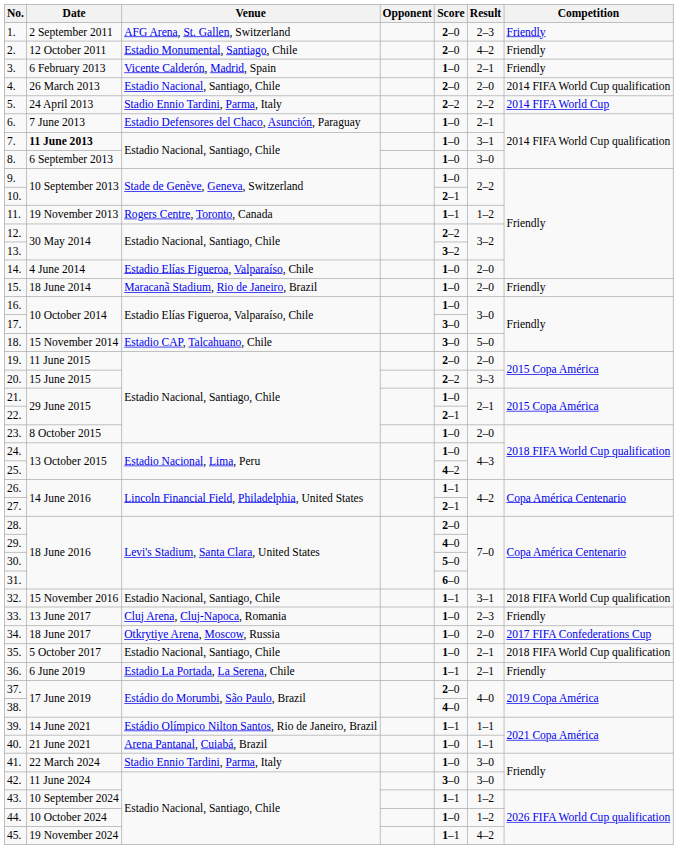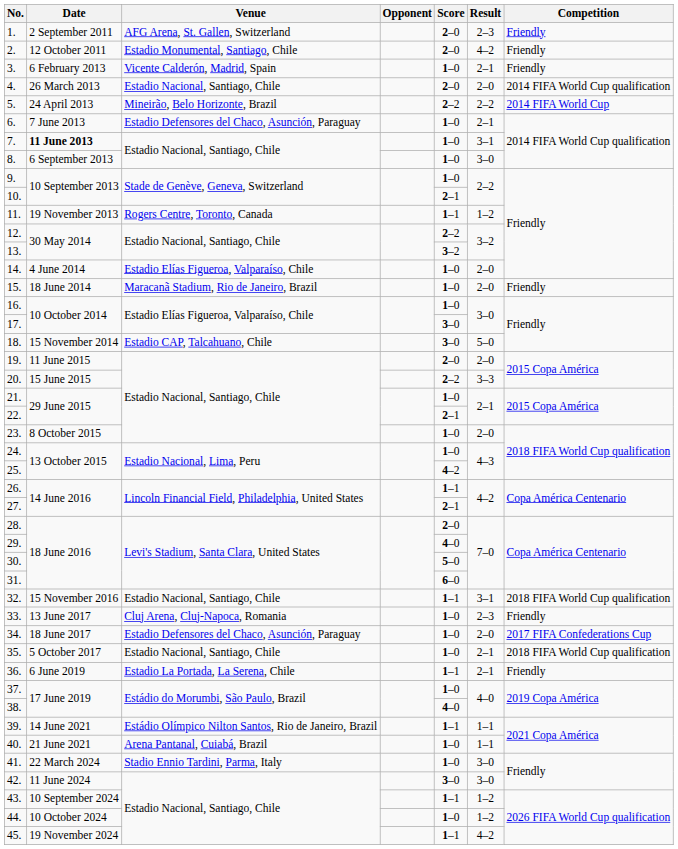(203, 104) Stadio Ennio Tardini, Parma, Italy -> (200, 104) Mineirão, Belo Horizonte, Brazil
(202, 634) Otkrytiye Arena, Moscow, Russia -> (242, 634) Estadio Defensores del Chaco, Asunción, Paraguay
(451, 689) 2–0 -> (451, 689) 1–0
